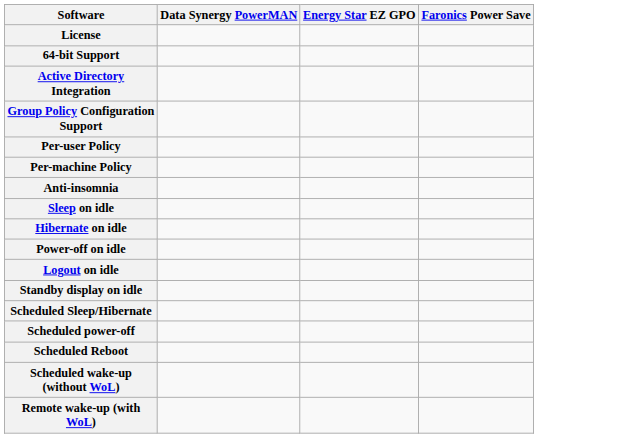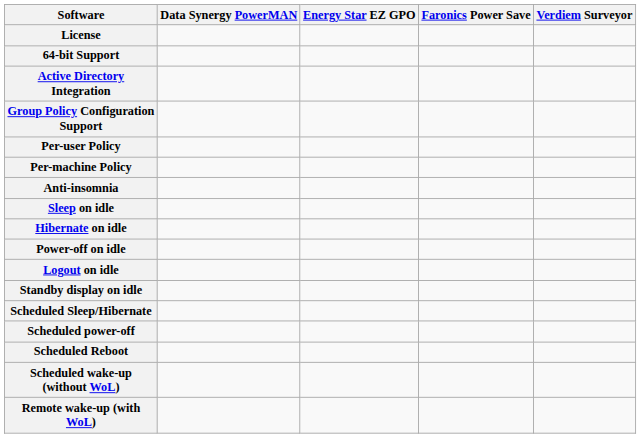+ column: (584, 15)
